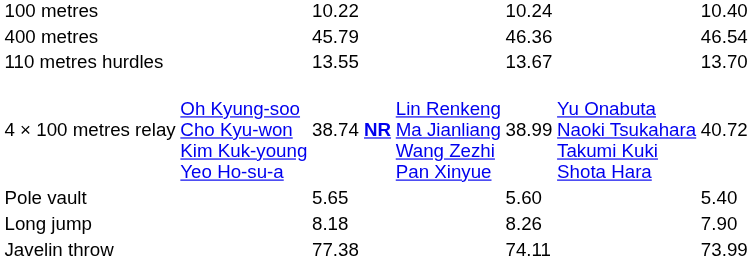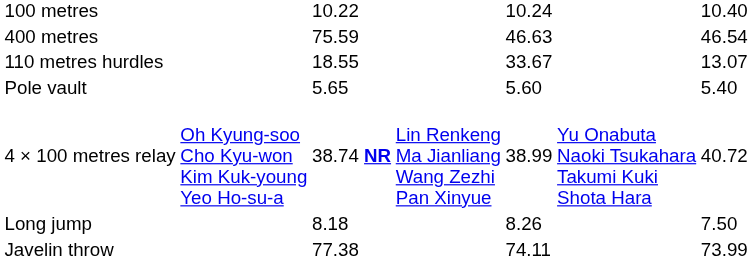(335, 36) 45.79 -> (335, 36) 75.59
(529, 36) 46.36 -> (529, 36) 46.63
(335, 62) 13.55 -> (335, 62) 18.55
(529, 62) 13.67 -> (529, 62) 33.67
(724, 62) 13.70 -> (724, 62) 13.07
rows swapped: (90, 130) <-> (46, 198)
(719, 223) 7.90 -> (719, 223) 7.50
